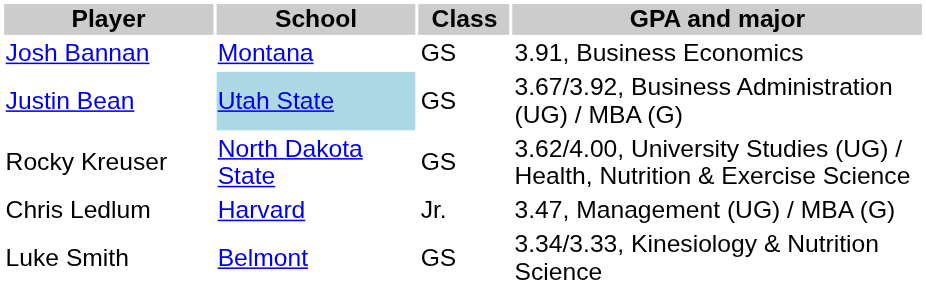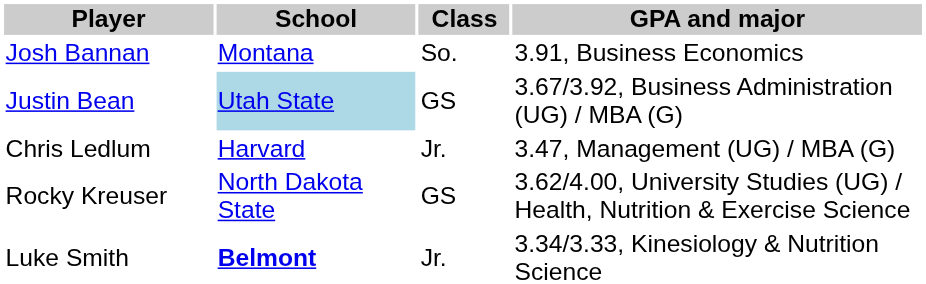(438, 53) GS -> (439, 53) So.
rows swapped: (86, 162) <-> (78, 210)
(263, 257) normal -> (267, 257) bold
(438, 257) GS -> (434, 257) Jr.
